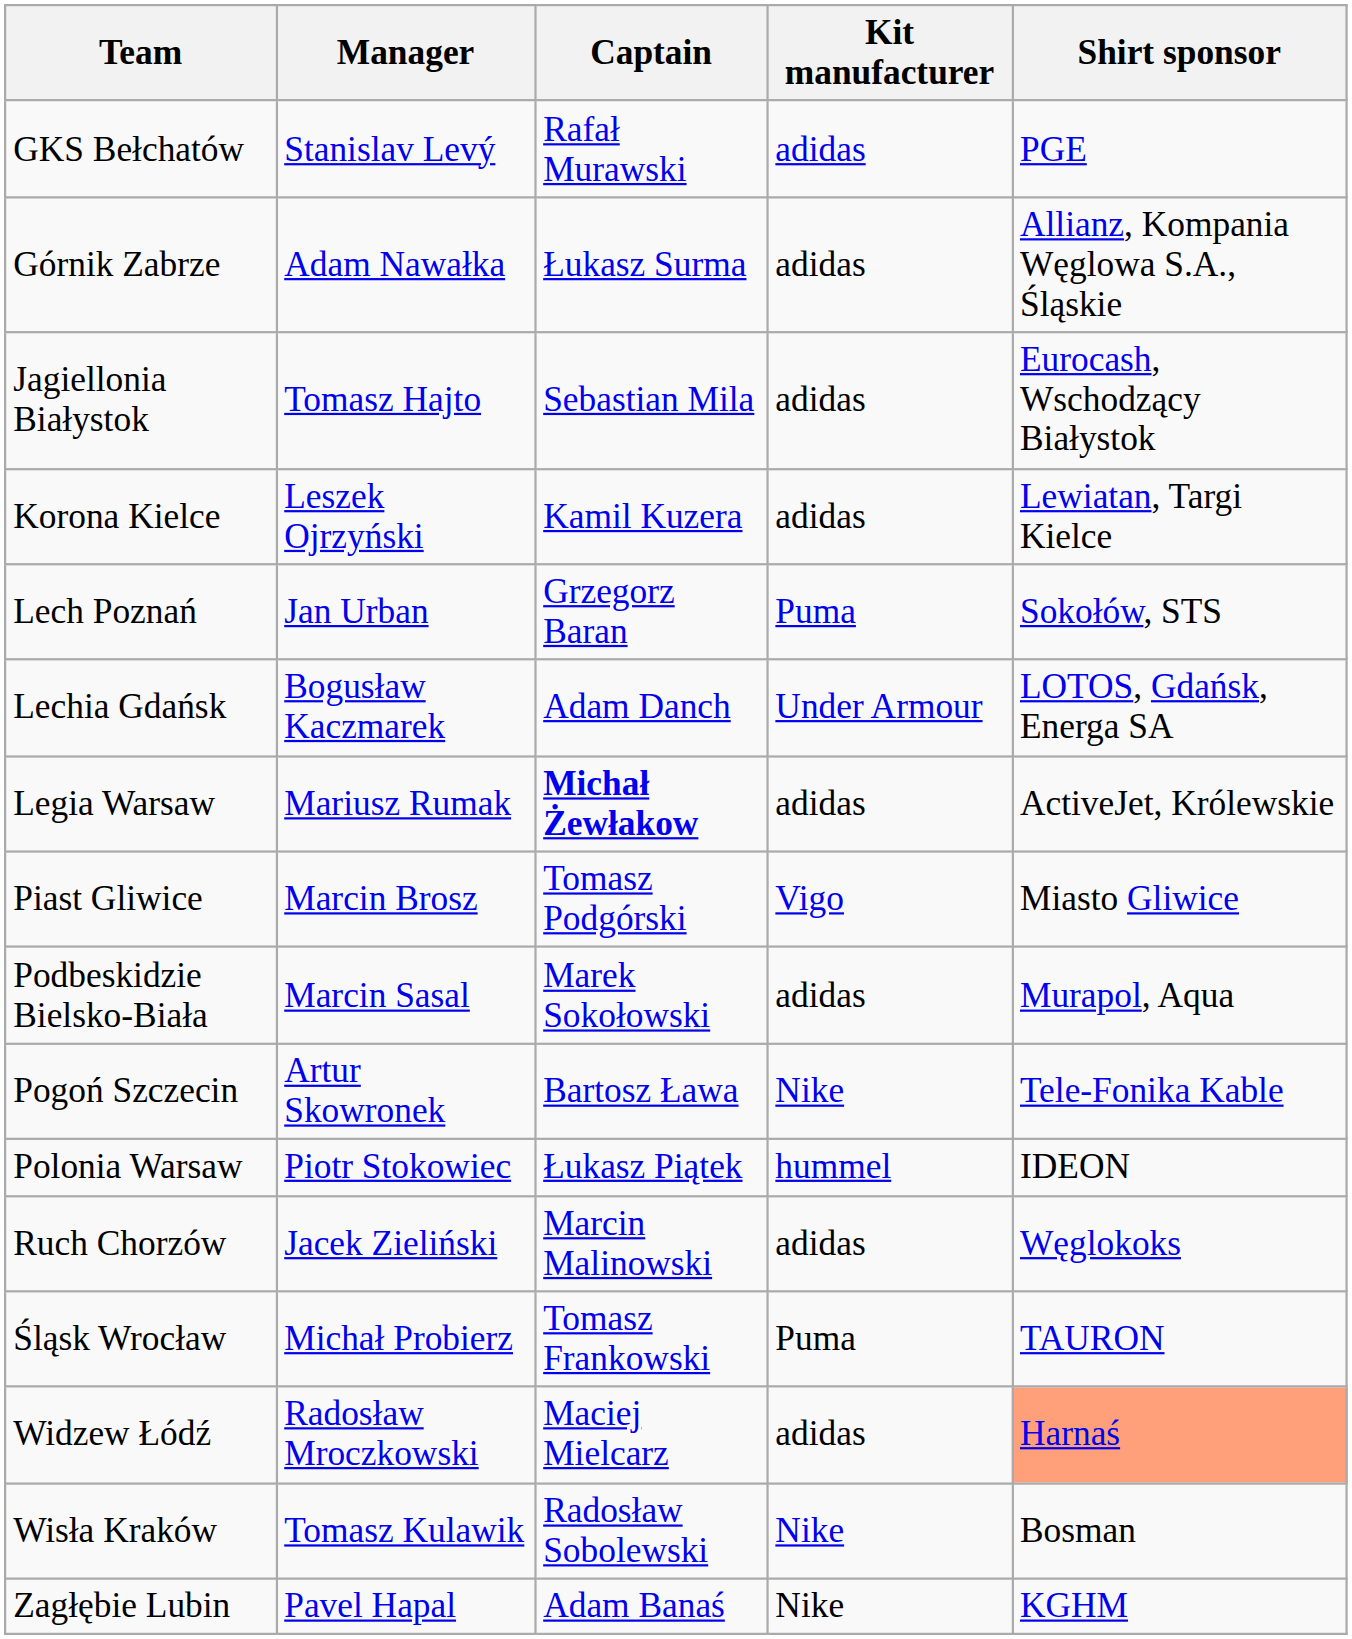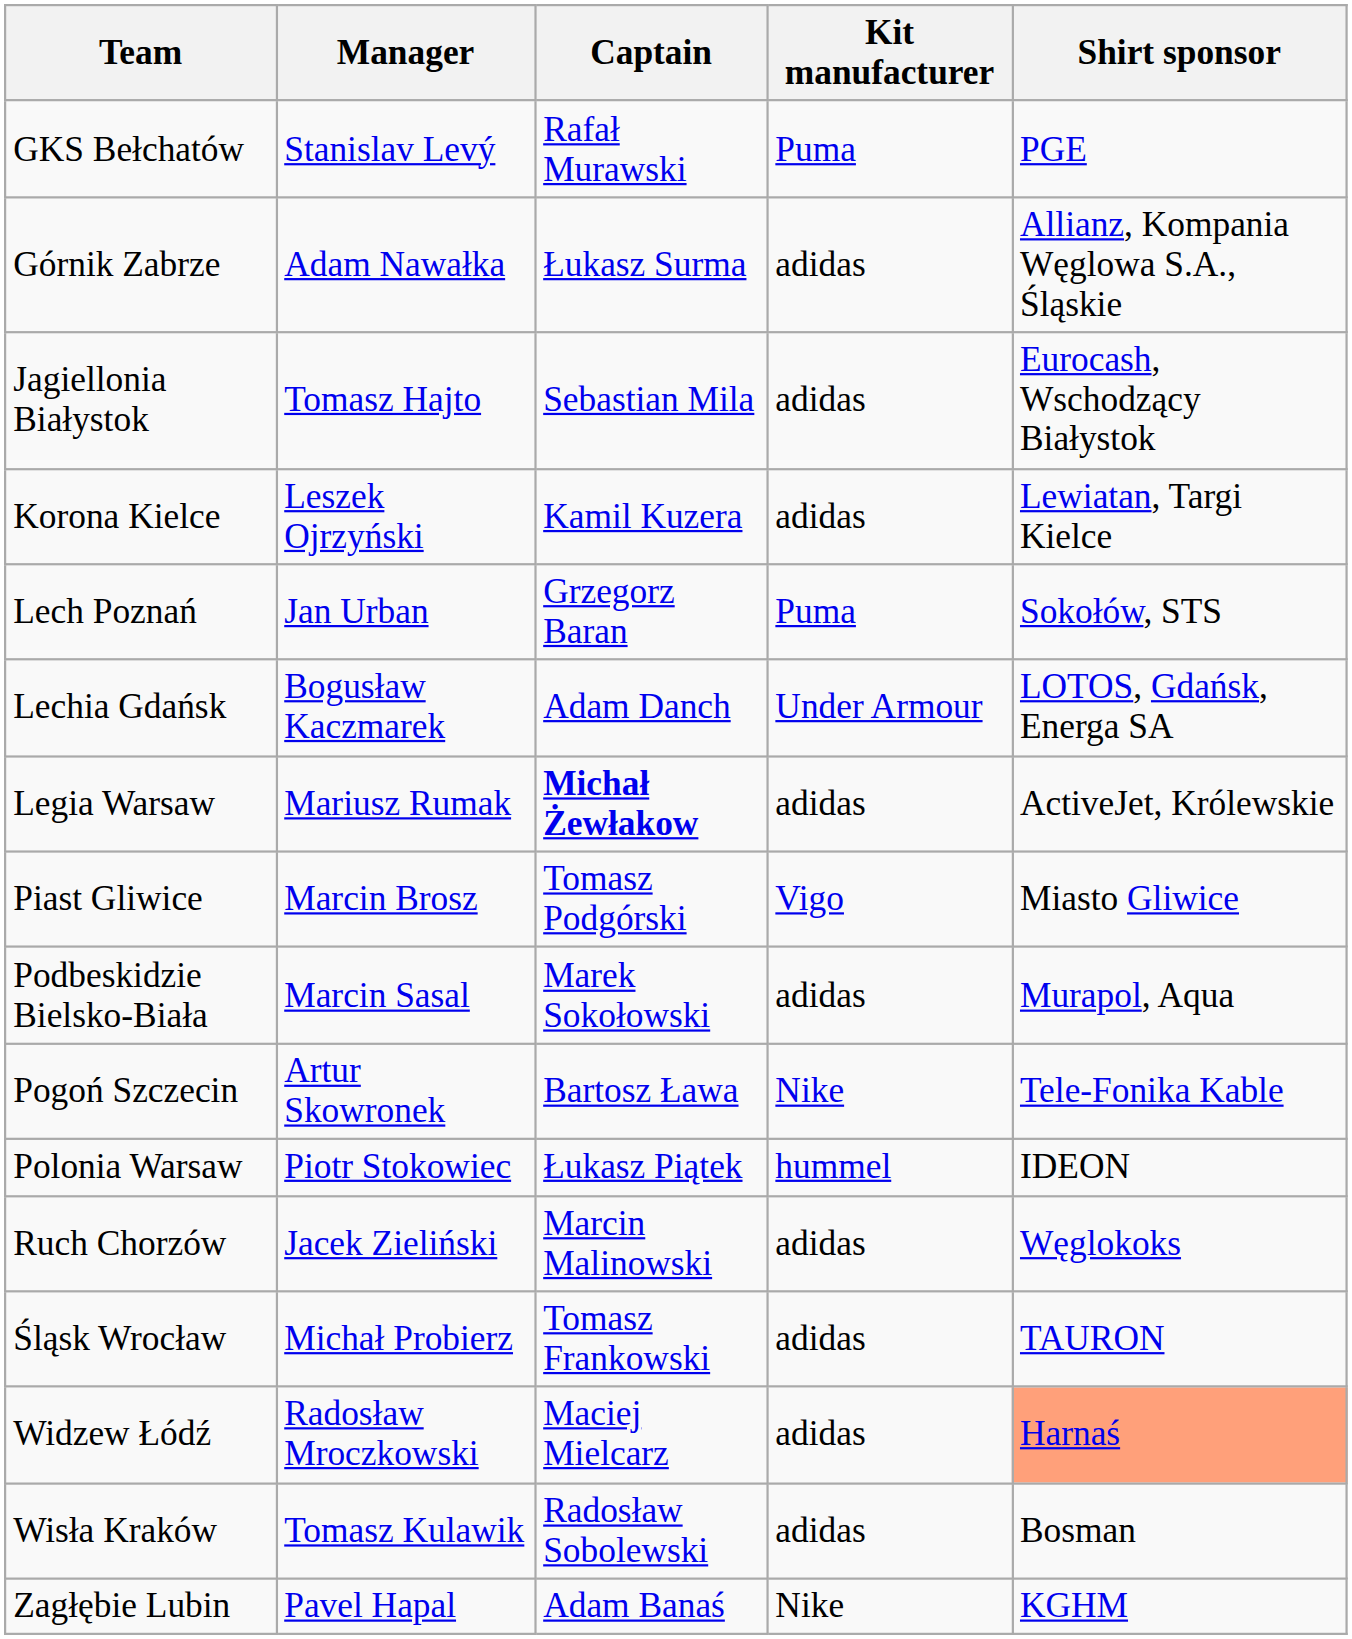(821, 148) adidas -> (816, 148) Puma
(816, 1338) Puma -> (821, 1338) adidas
(810, 1530) Nike -> (821, 1530) adidas
